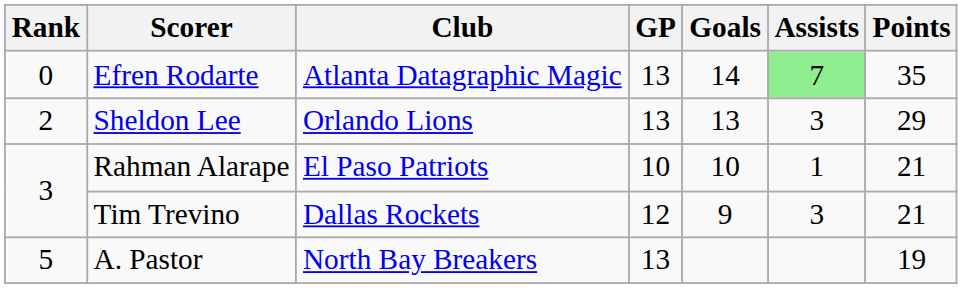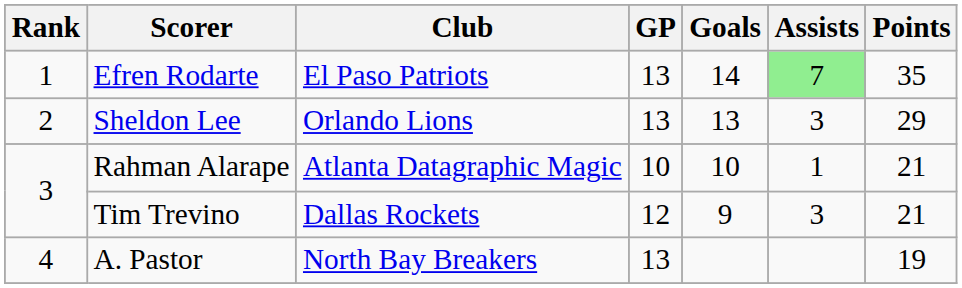(46, 74) 0 -> (46, 74) 1
(462, 74) Atlanta Datagraphic Magic -> (396, 74) El Paso Patriots
(396, 167) El Paso Patriots -> (462, 167) Atlanta Datagraphic Magic
(46, 259) 5 -> (46, 259) 4
